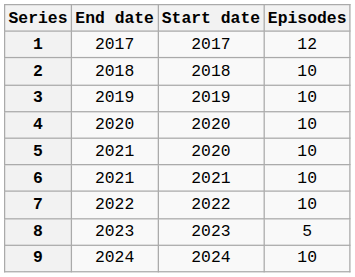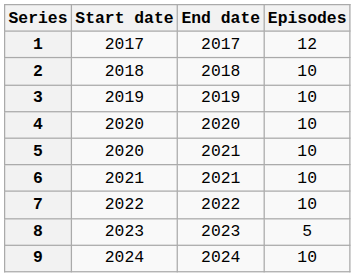columns swapped: (211, 18) <-> (115, 18)
